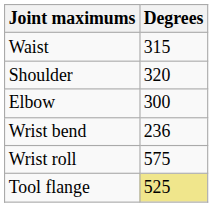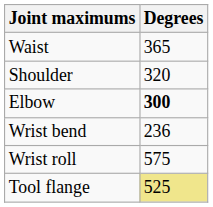(157, 46) 315 -> (157, 46) 365
(157, 103) normal -> (157, 103) bold
